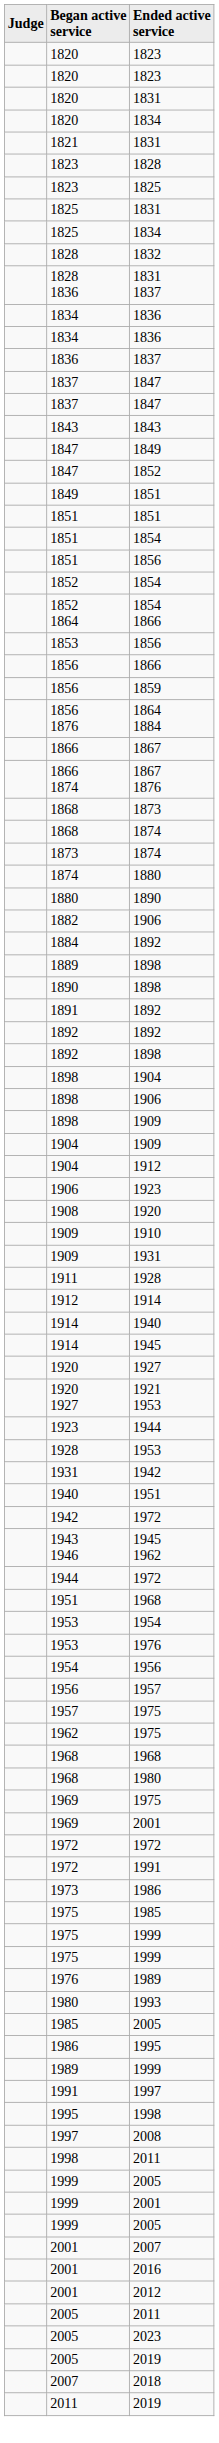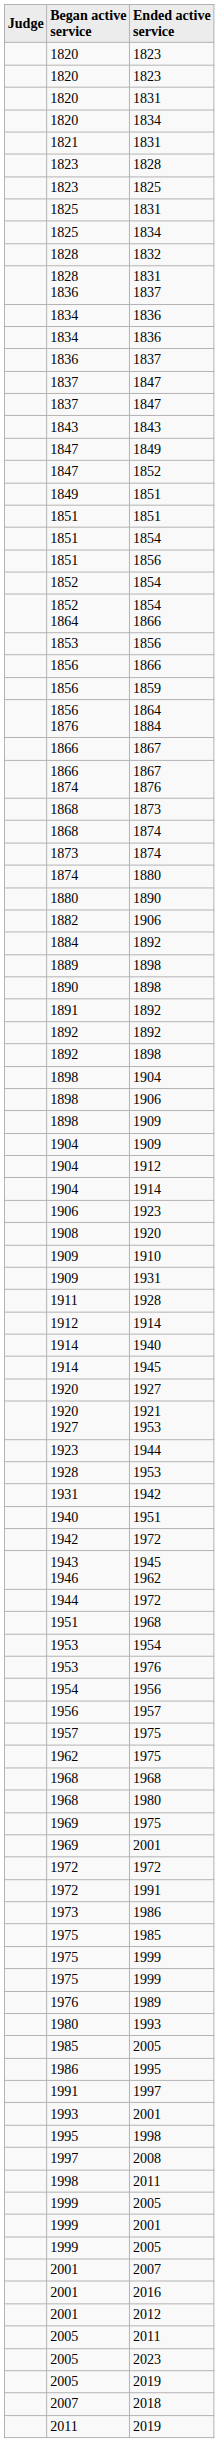+ row: (64, 1189)
- row: (64, 2069)
+ row: (64, 2113)
